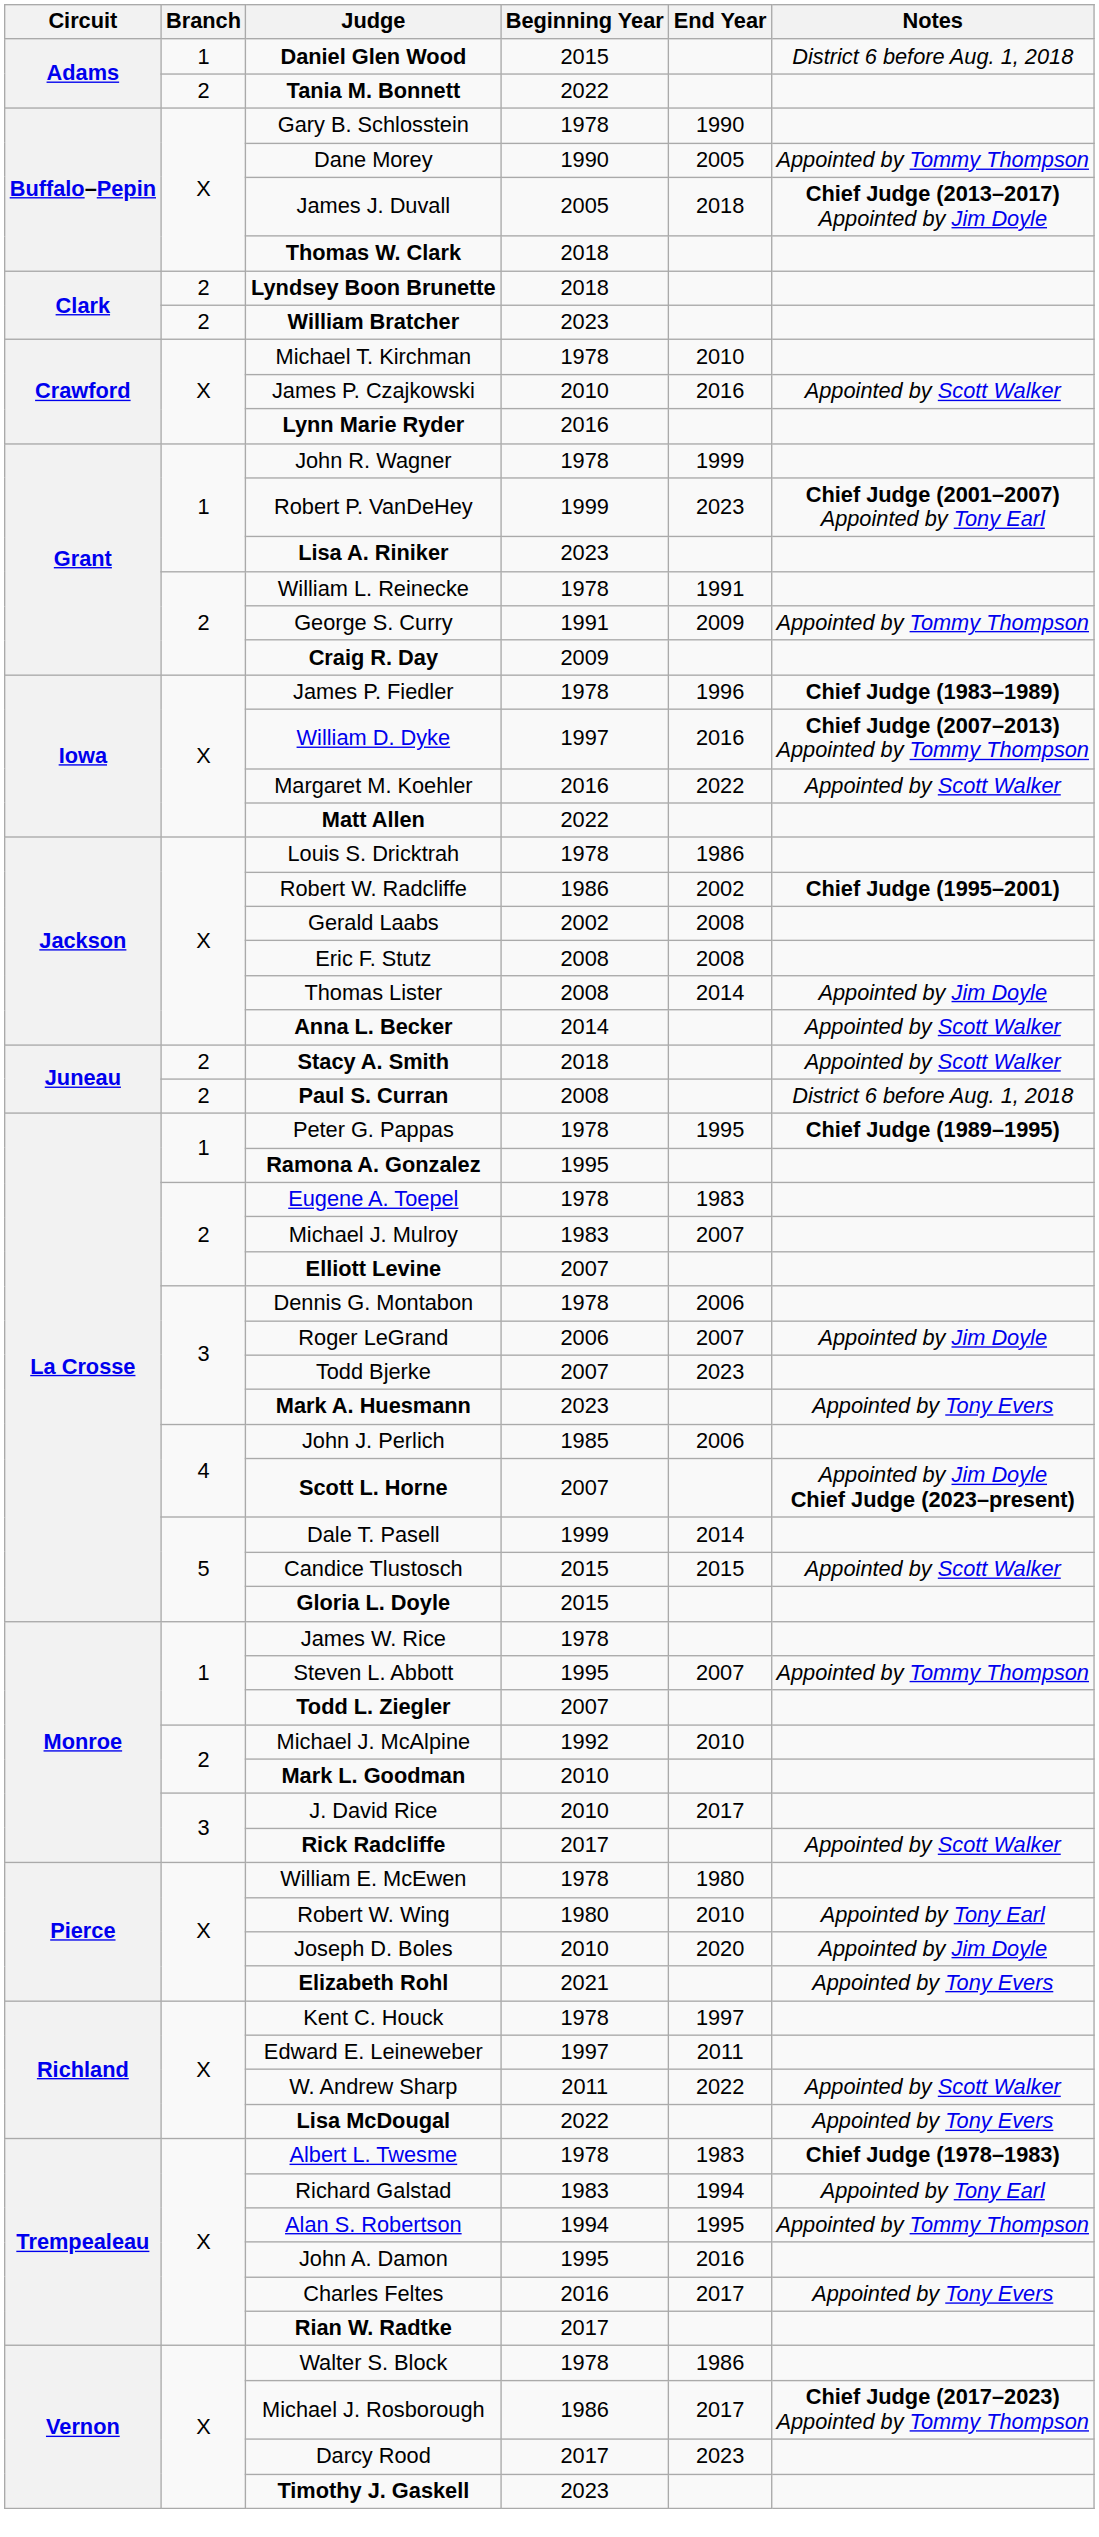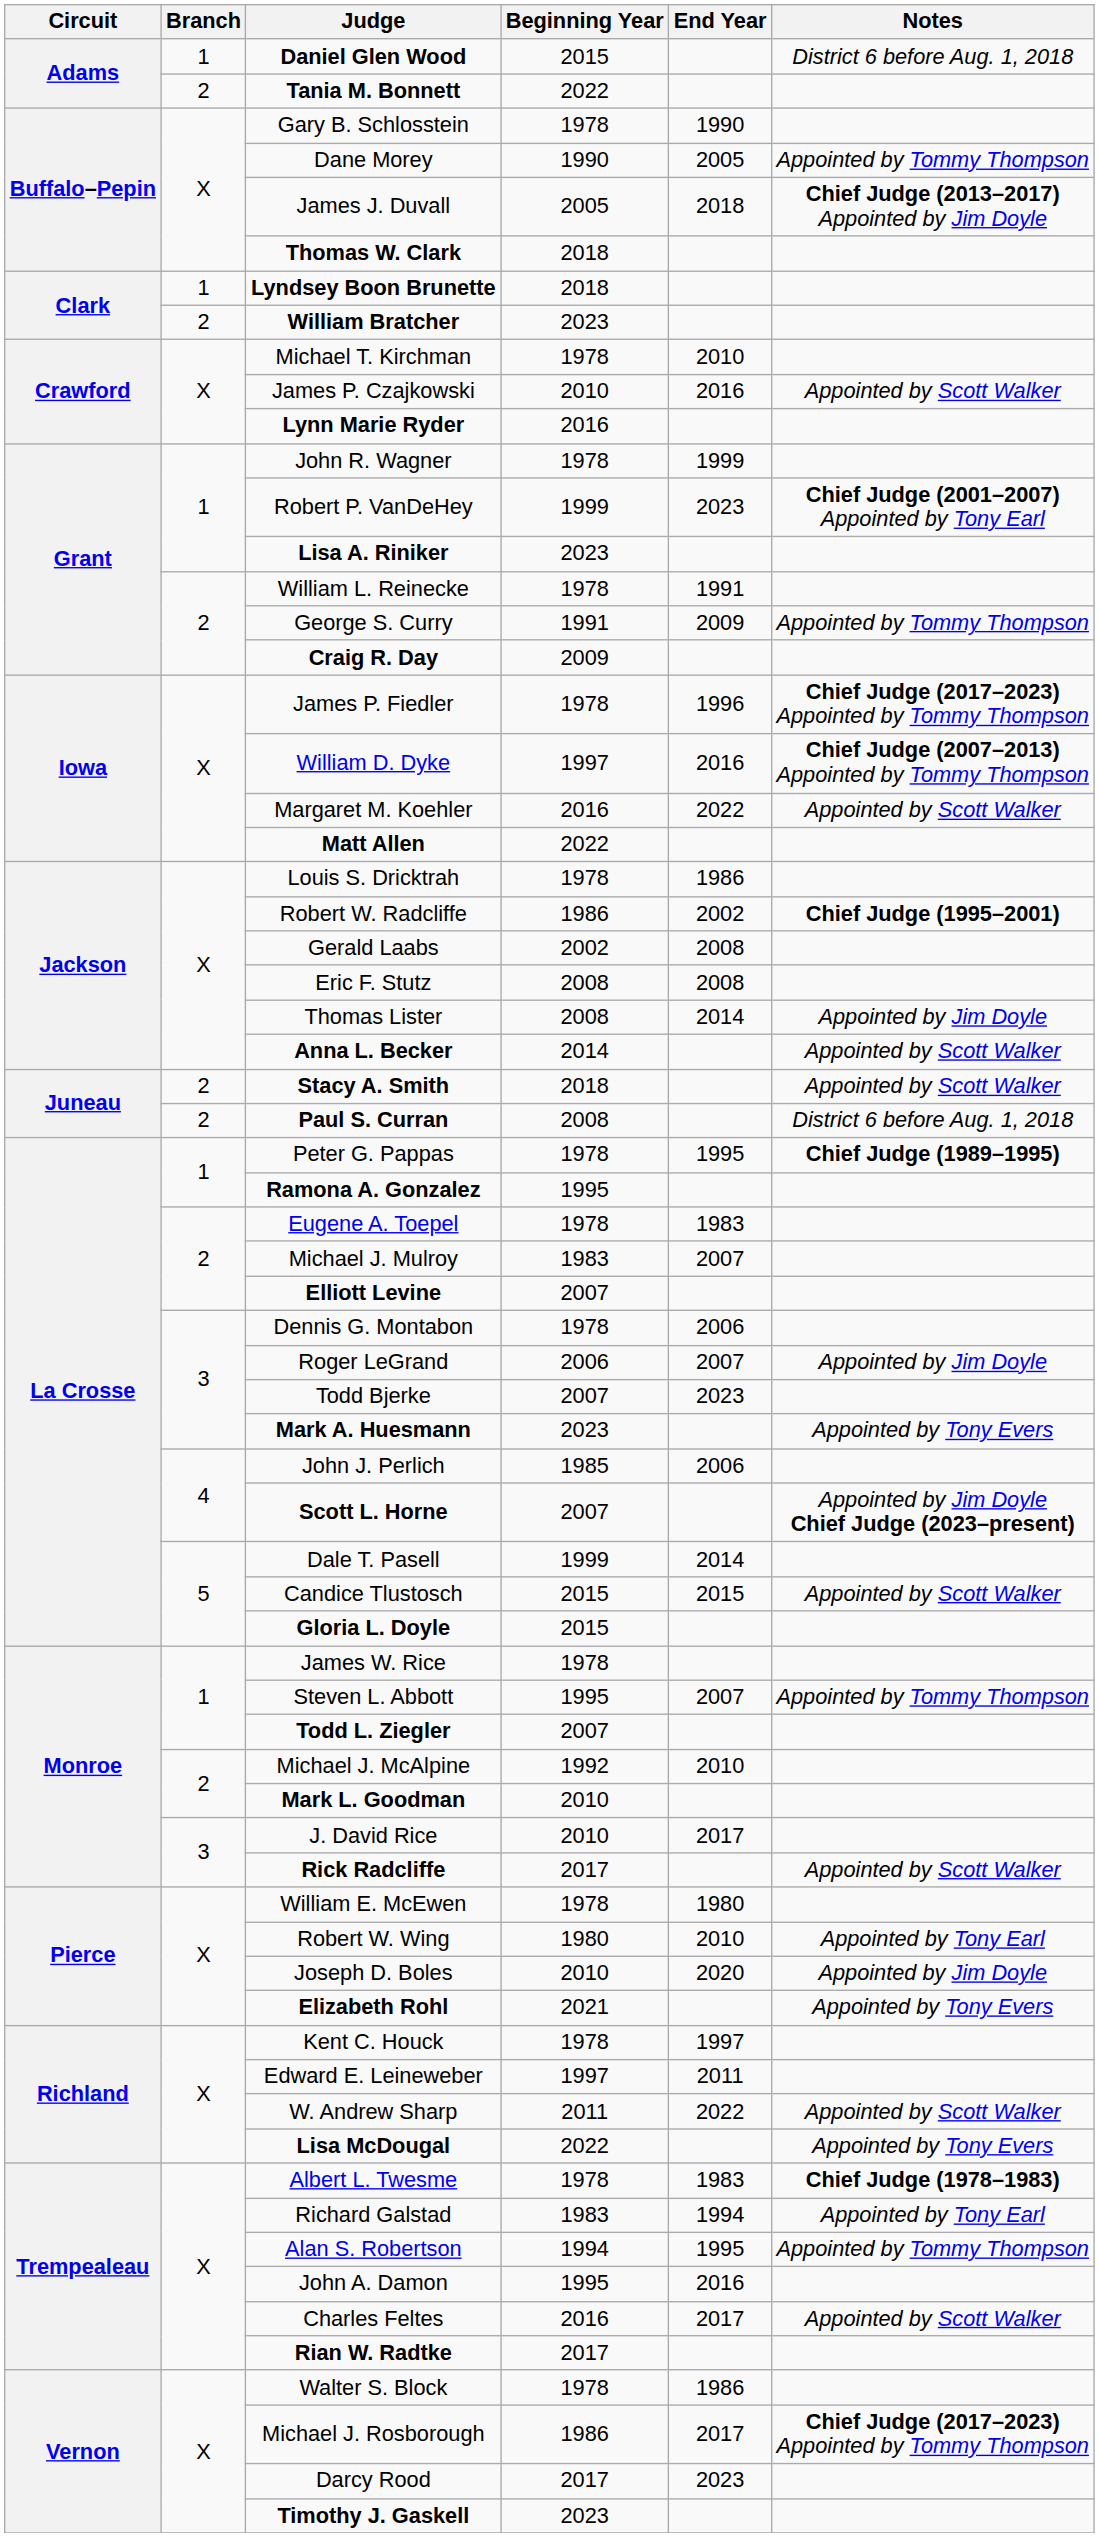(204, 287) 2 -> (204, 287) 1
(933, 691) Chief Judge (1983–1989) -> (933, 704) Chief Judge (2017–2023) Appointed by Tommy Thompson
(933, 2293) Appointed by Tony Evers -> (933, 2318) Appointed by Scott Walker
